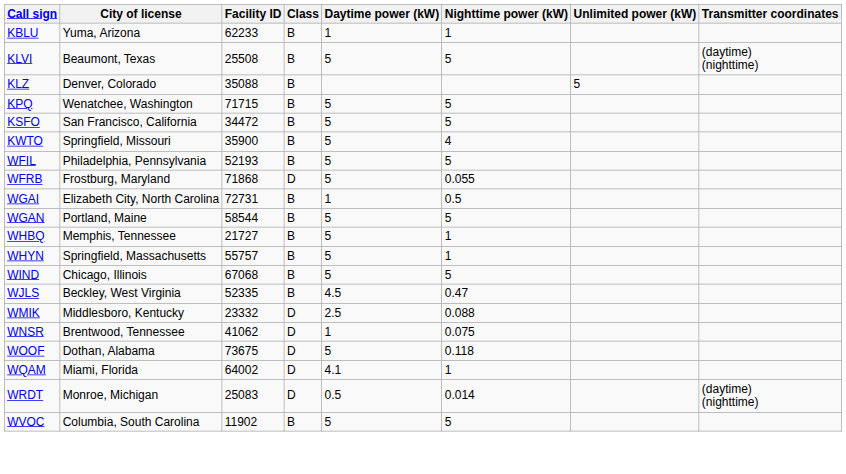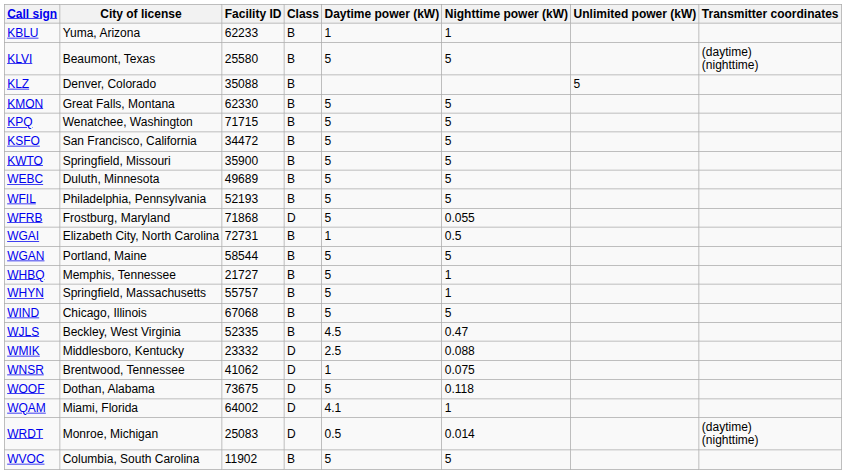(241, 58) 25508 -> (241, 58) 25580
+ row: (25, 103)
(448, 141) 4 -> (448, 160) 5
+ row: (25, 179)
